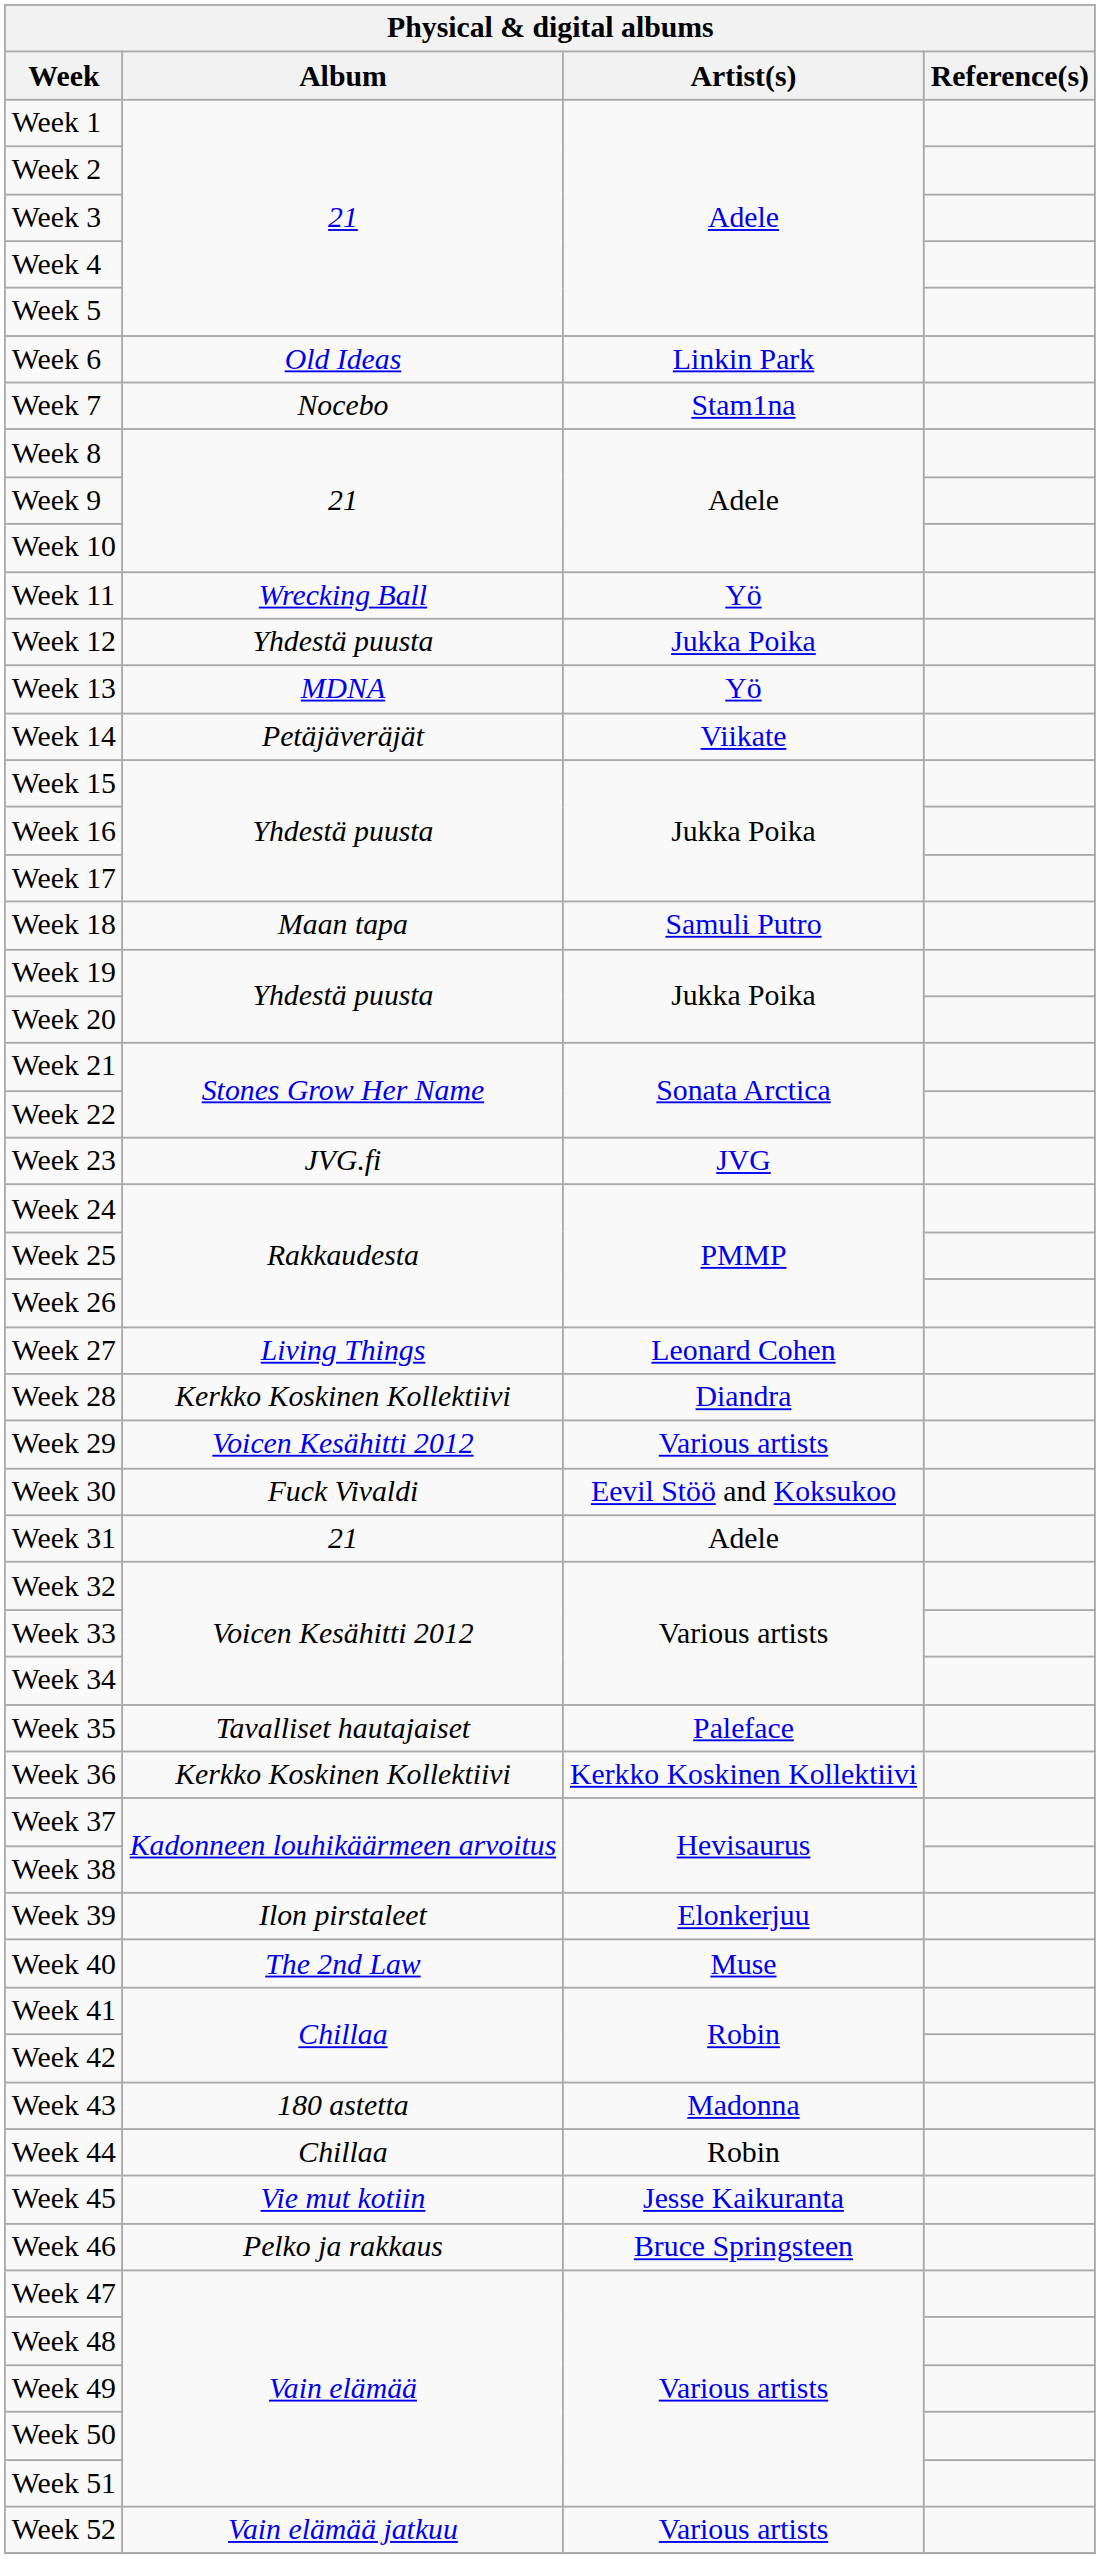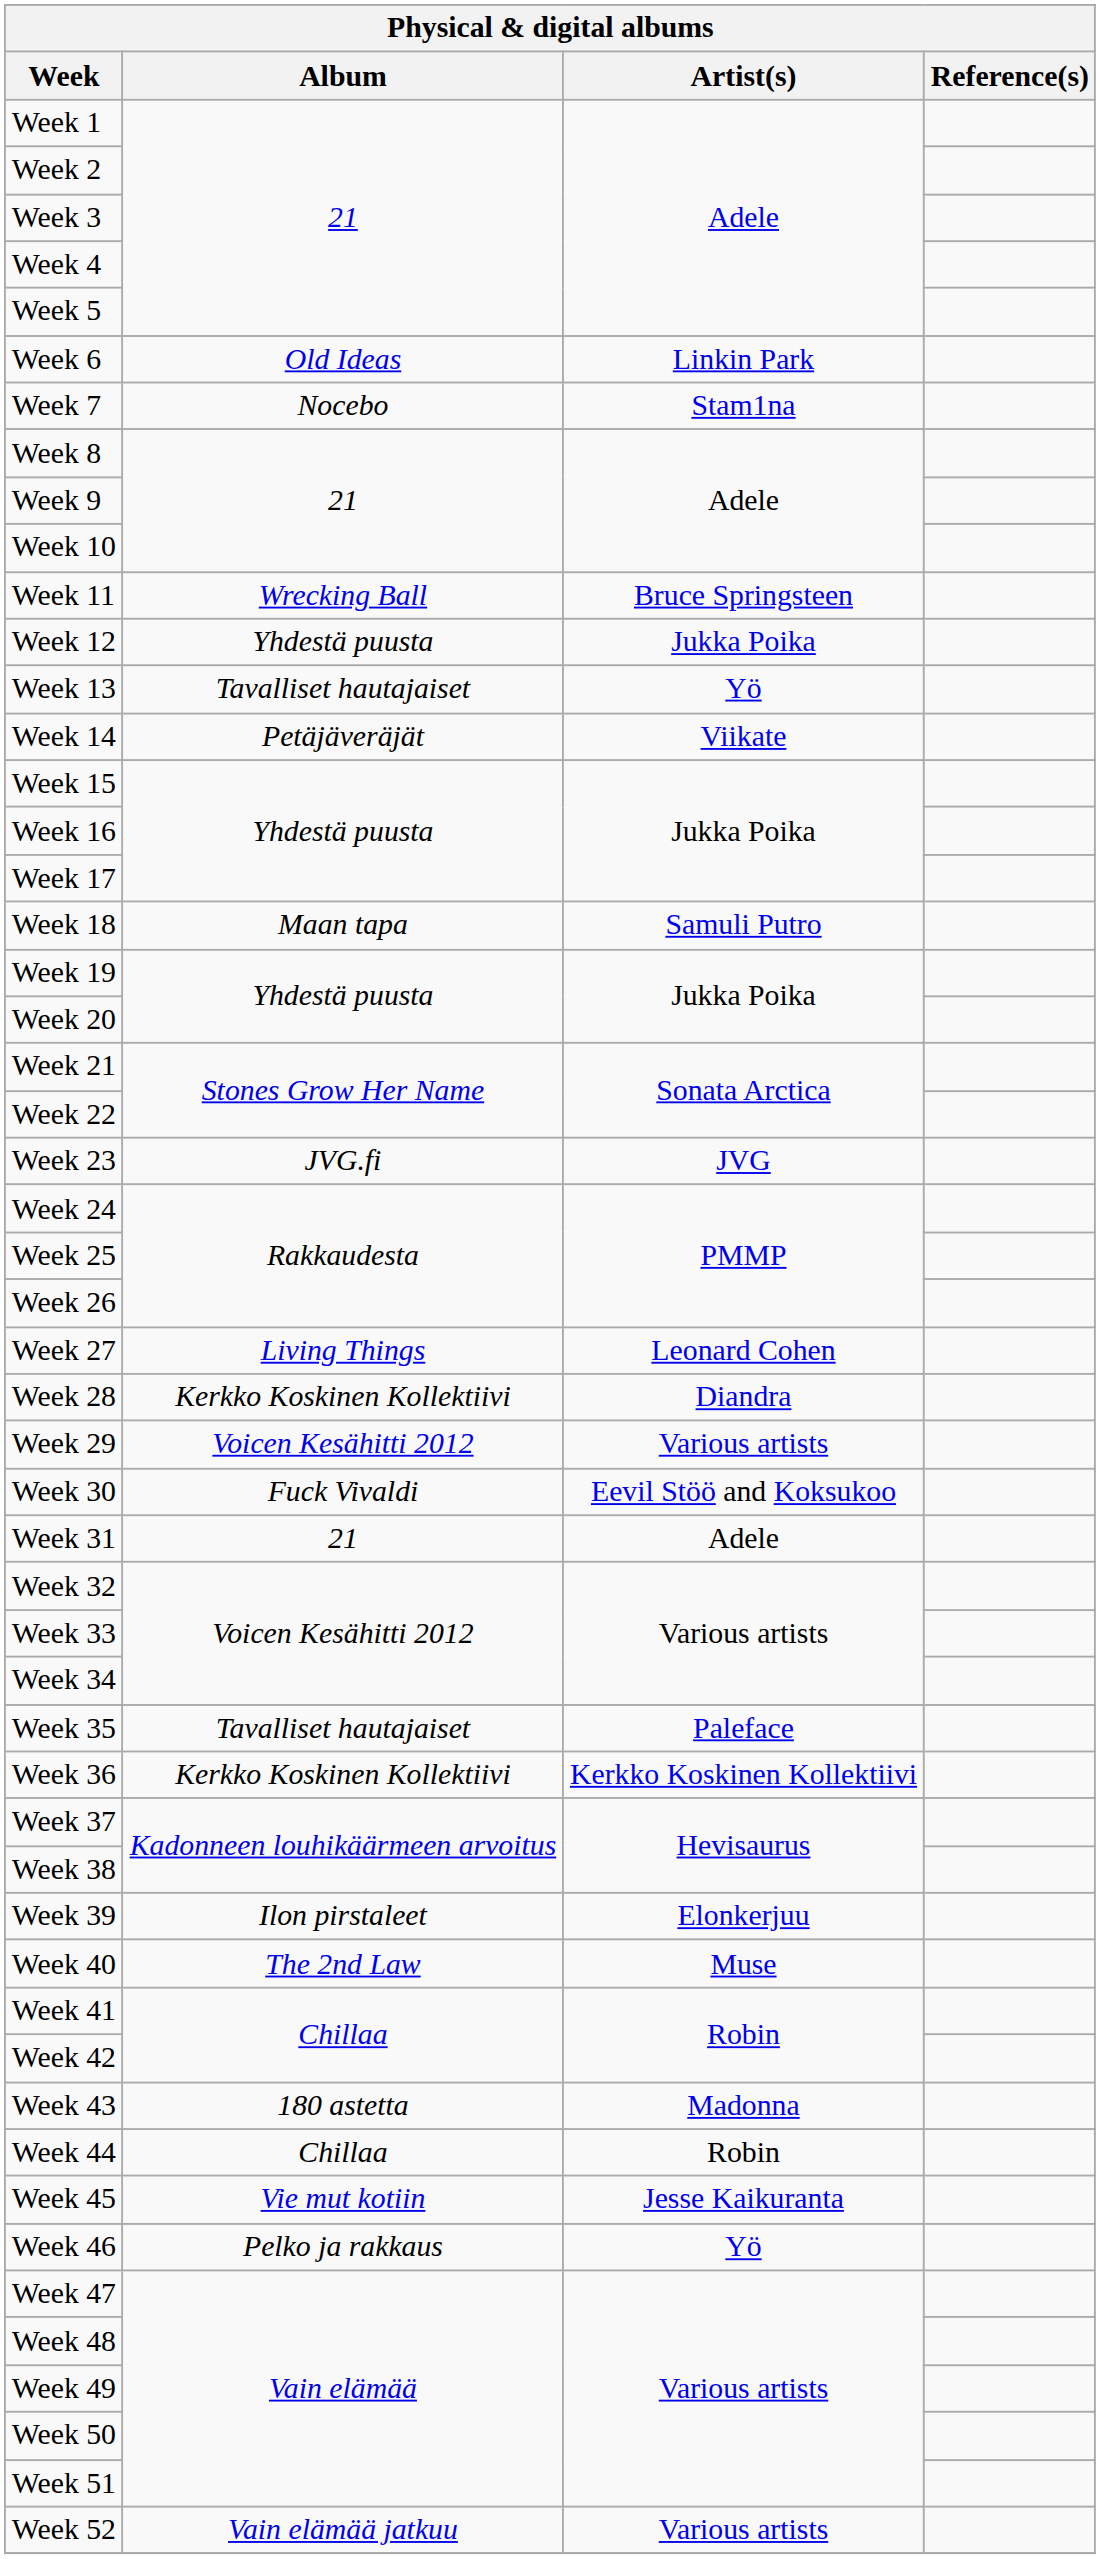(743, 594) Yö -> (743, 594) Bruce Springsteen
(343, 688) MDNA -> (343, 688) Tavalliset hautajaiset
(743, 2246) Bruce Springsteen -> (743, 2246) Yö
